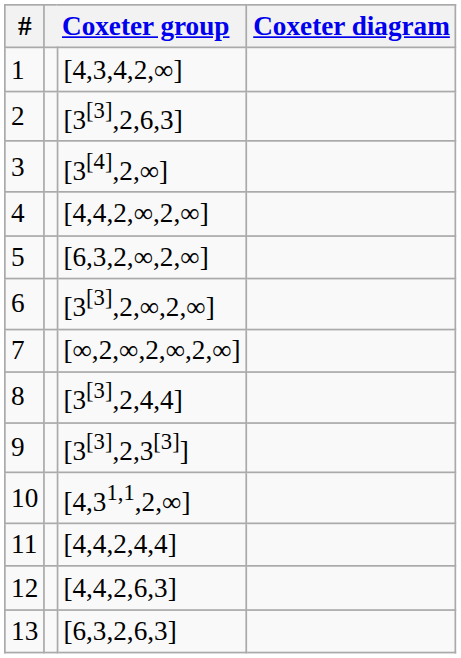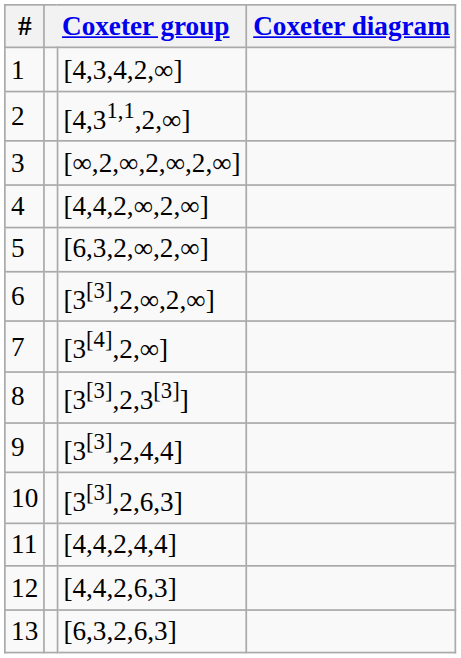(123, 116) [3[3],2,6,3] -> (127, 116) [4,31,1,2,∞]
(116, 166) [3[4],2,∞] -> (152, 162) [∞,2,∞,2,∞,2,∞]
(152, 350) [∞,2,∞,2,∞,2,∞] -> (116, 346) [3[4],2,∞]
(123, 396) [3[3],2,4,4] -> (126, 396) [3[3],2,3[3]]
(126, 447) [3[3],2,3[3]] -> (123, 447) [3[3],2,4,4]
(127, 497) [4,31,1,2,∞] -> (123, 497) [3[3],2,6,3]
